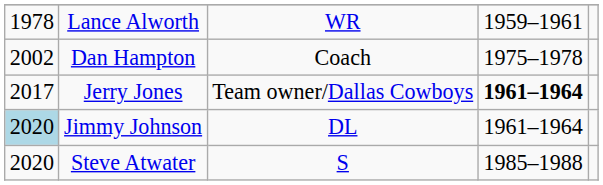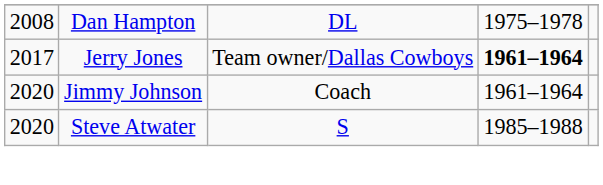- row: (133, 22)
(32, 57) 2002 -> (32, 22) 2008
(343, 57) Coach -> (343, 22) DL
(32, 127) lightblue background -> (32, 92) no background
(343, 127) DL -> (343, 92) Coach
